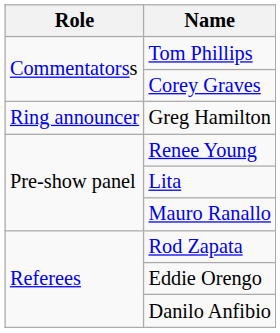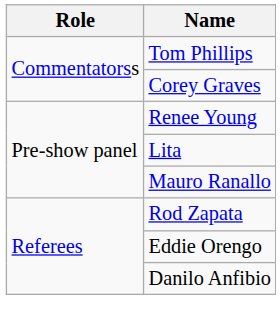- row: (210, 117)
